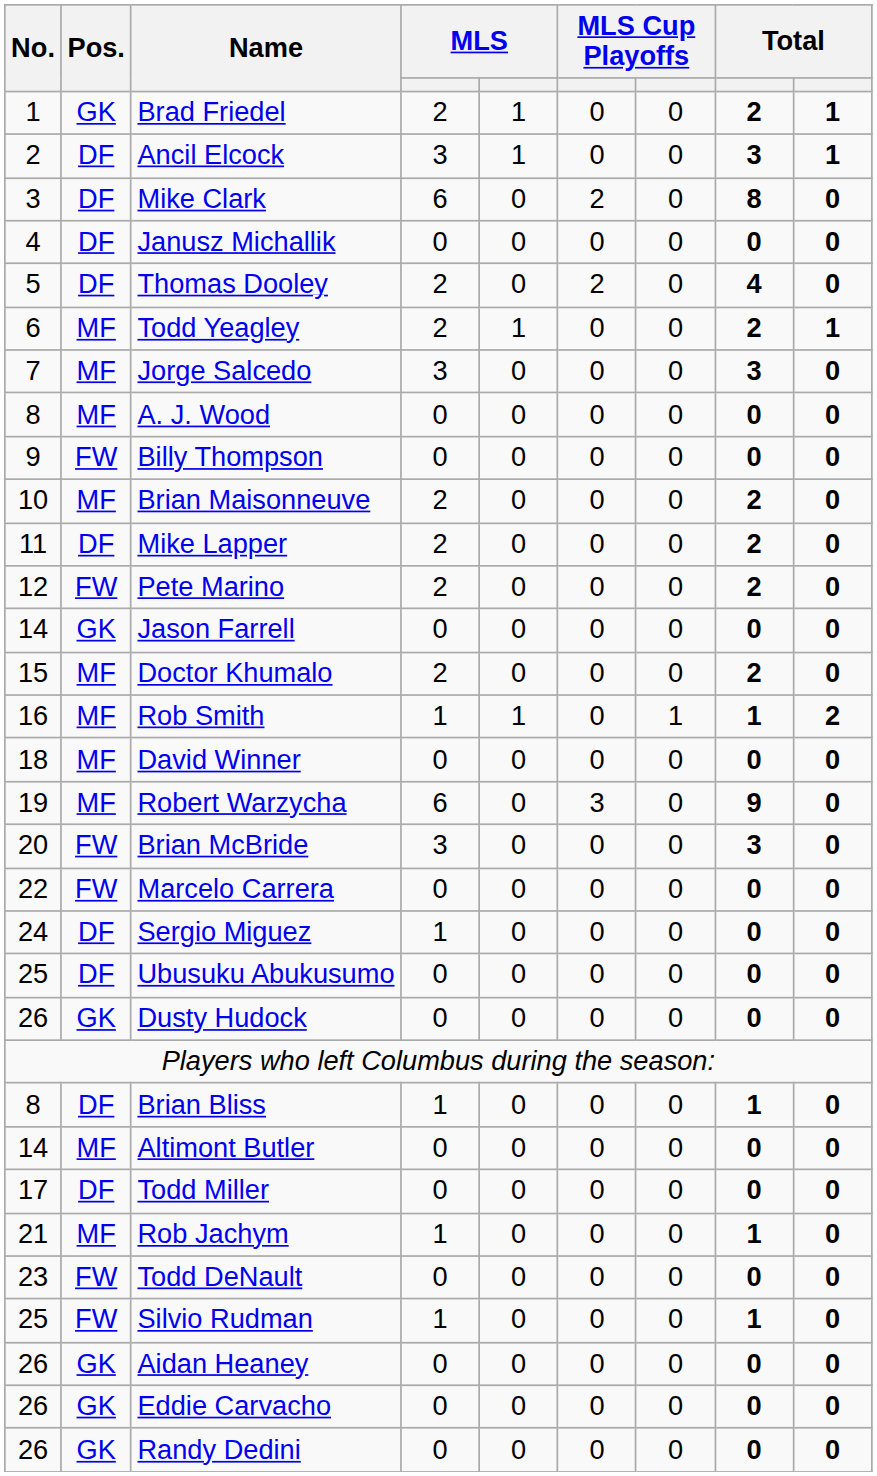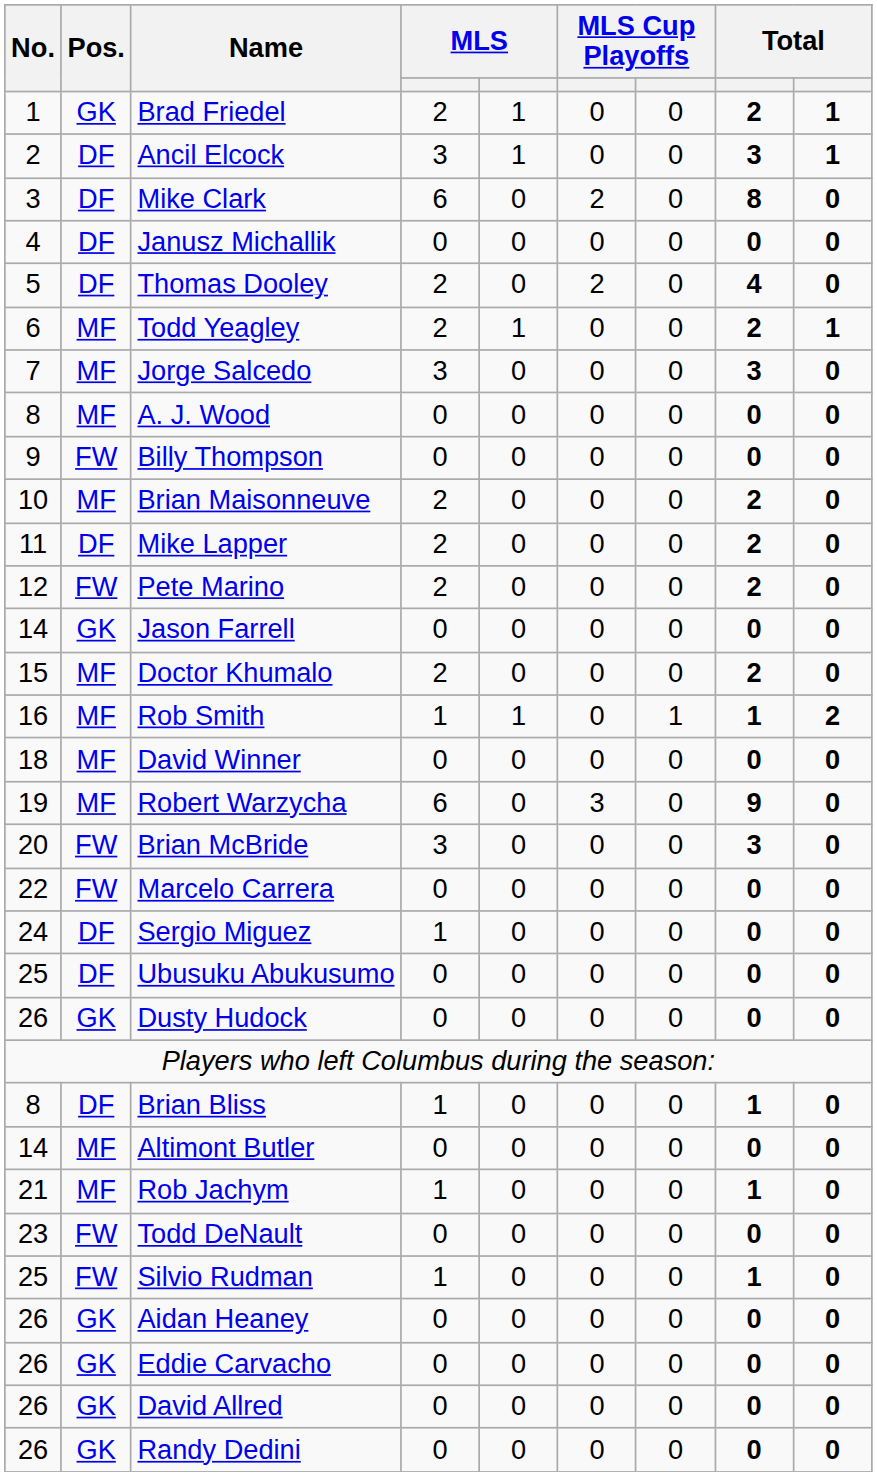- row: (203, 1190)
+ row: (210, 1406)
